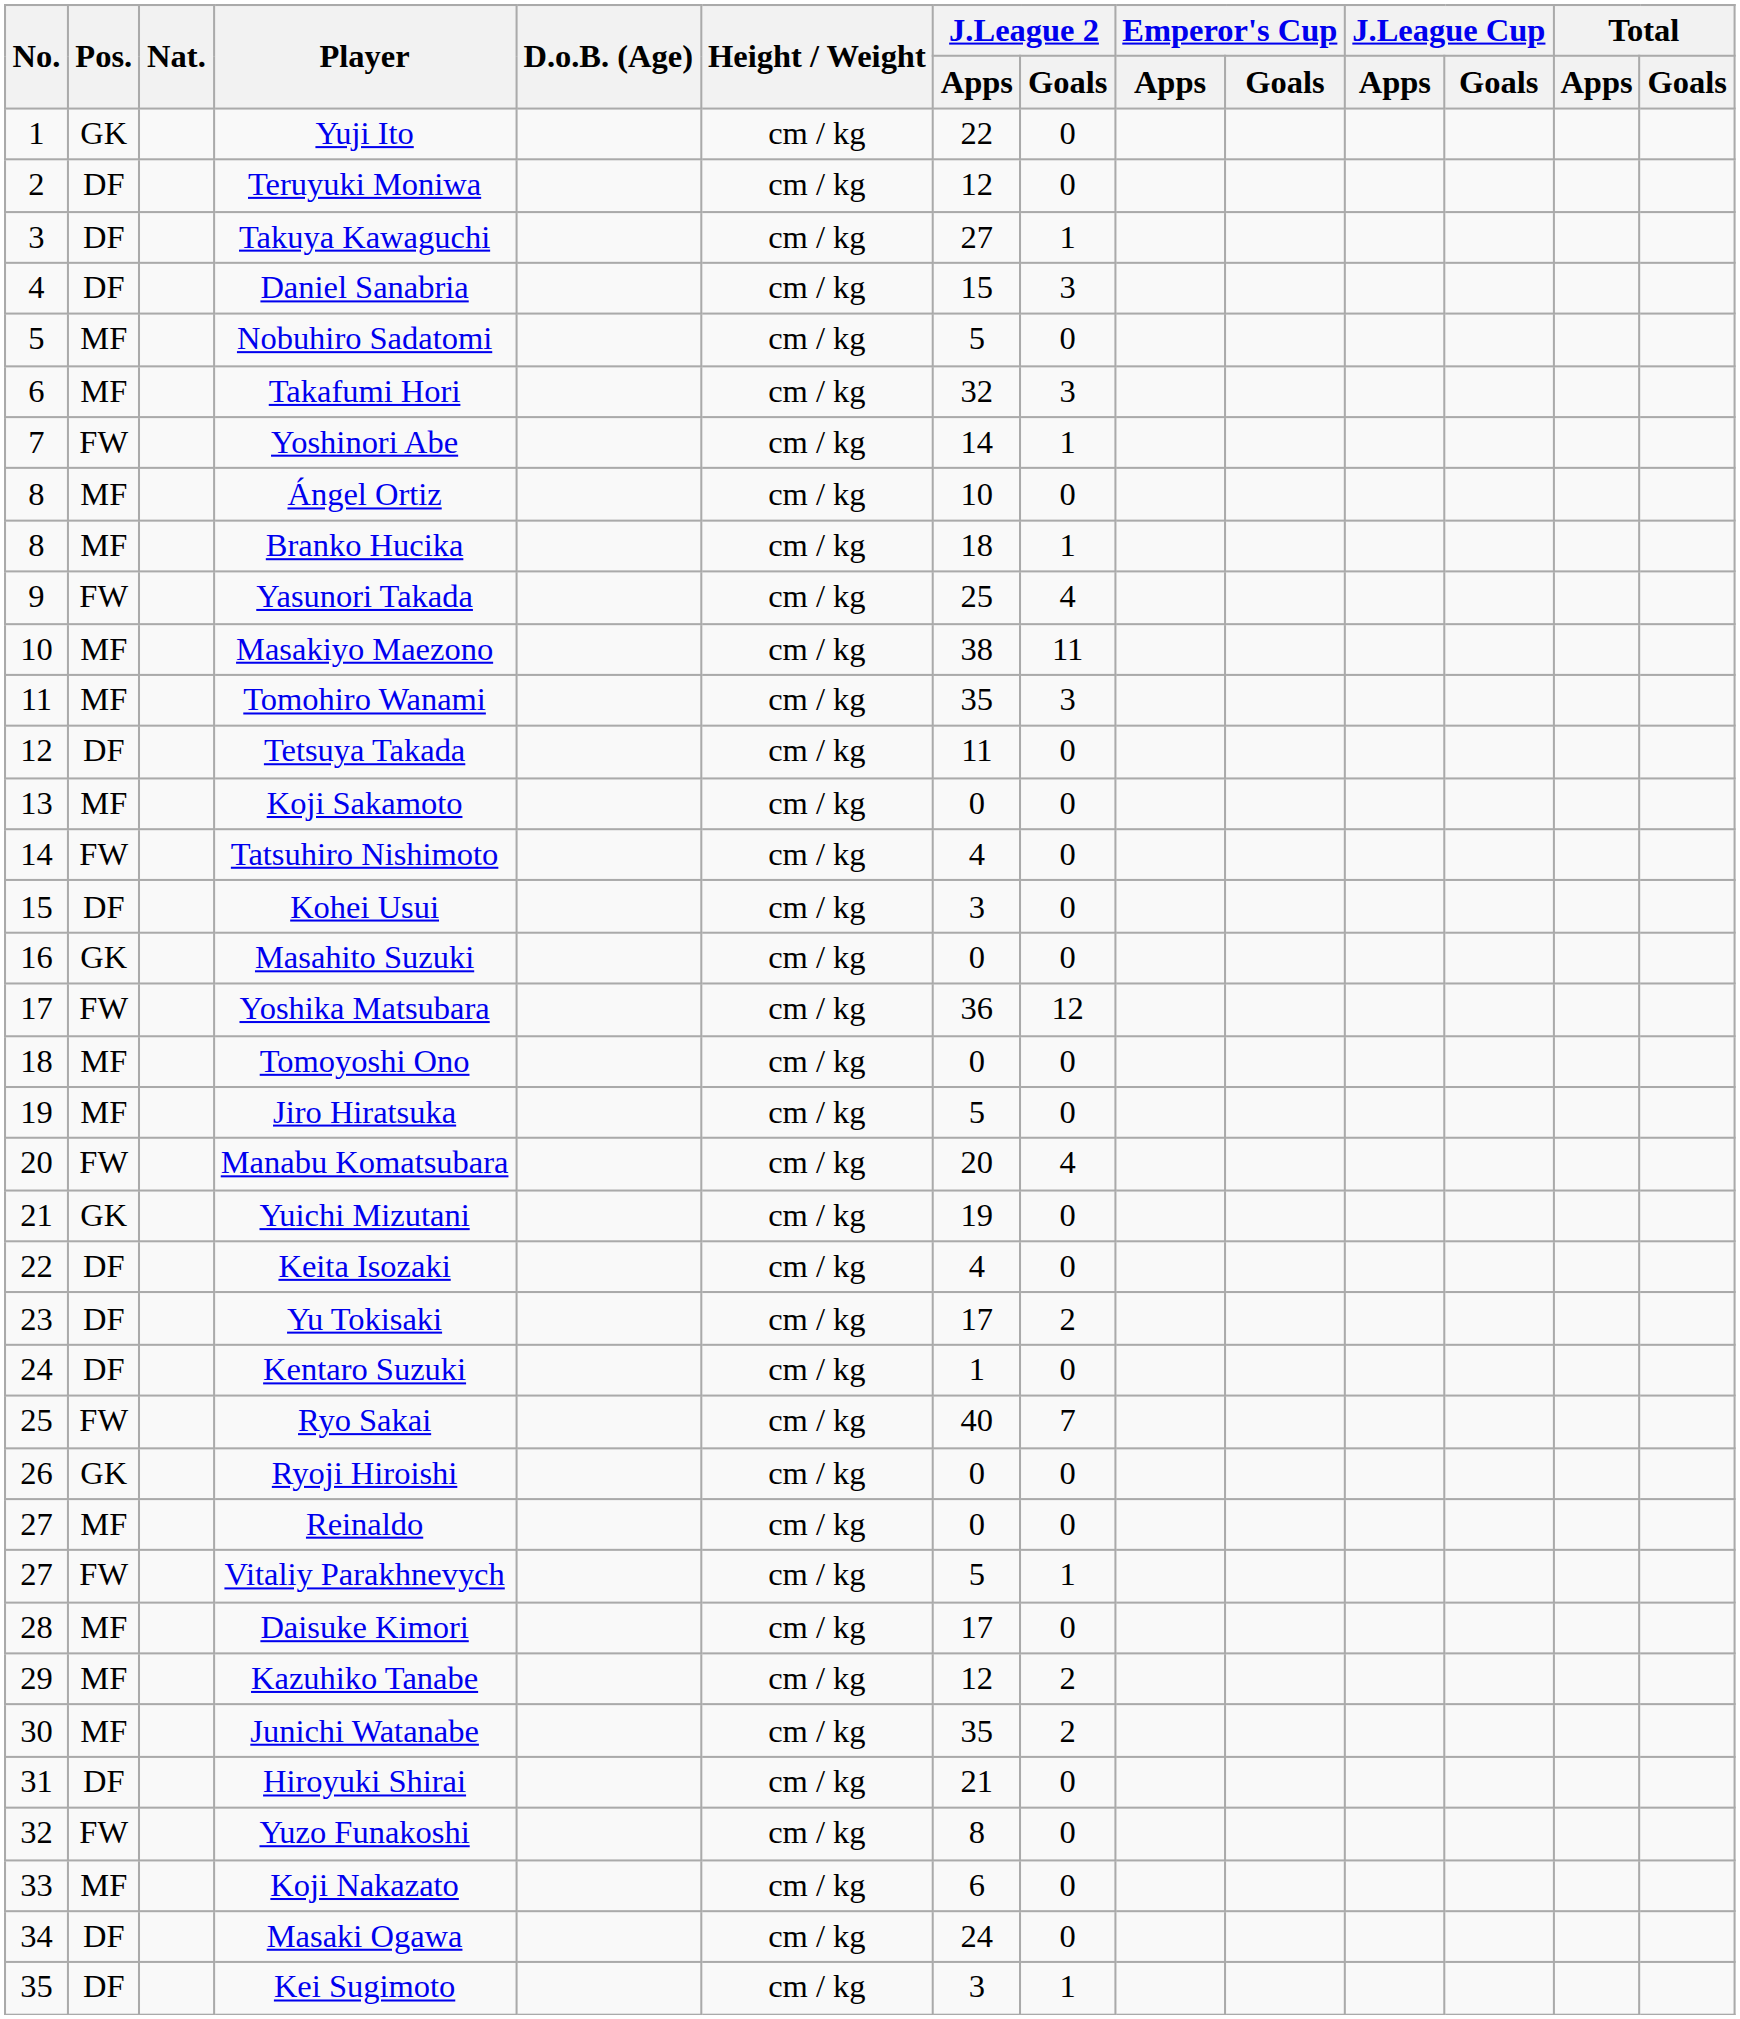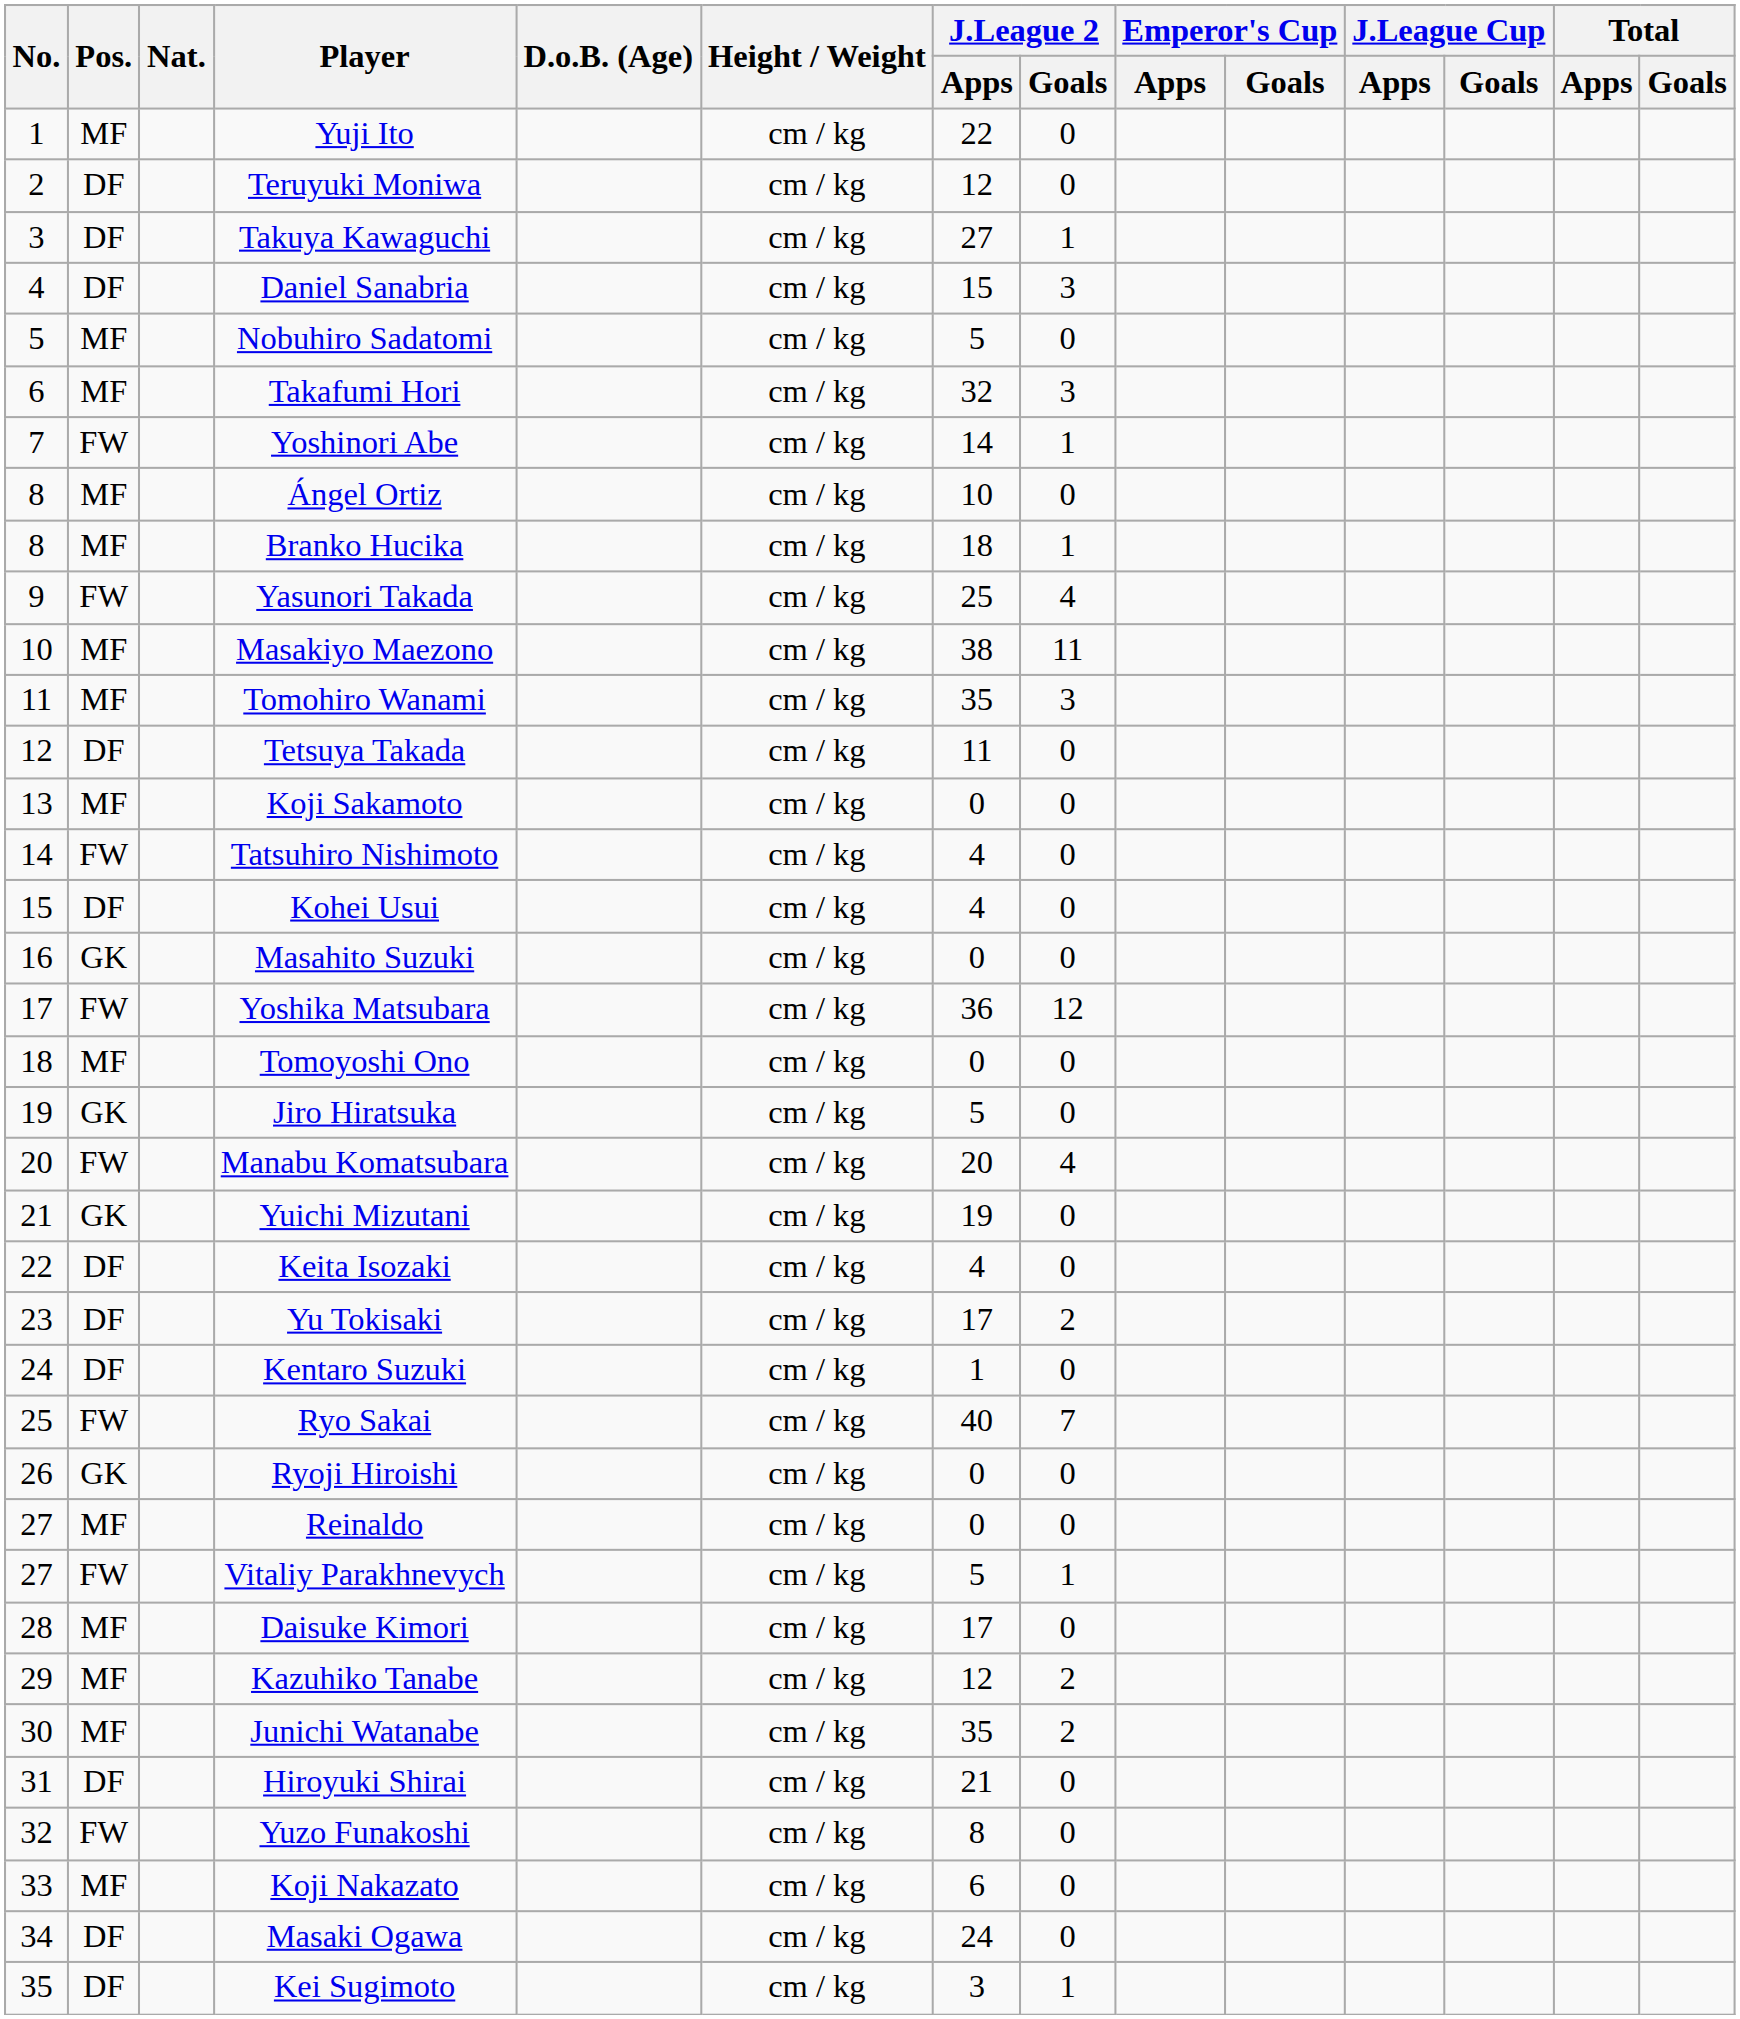(104, 133) GK -> (104, 133) MF
(977, 905) 3 -> (977, 905) 4
(104, 1111) MF -> (104, 1111) GK
